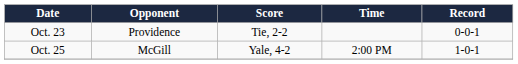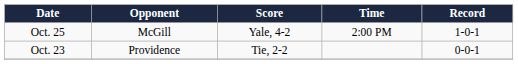rows swapped: (48, 31) <-> (48, 50)
